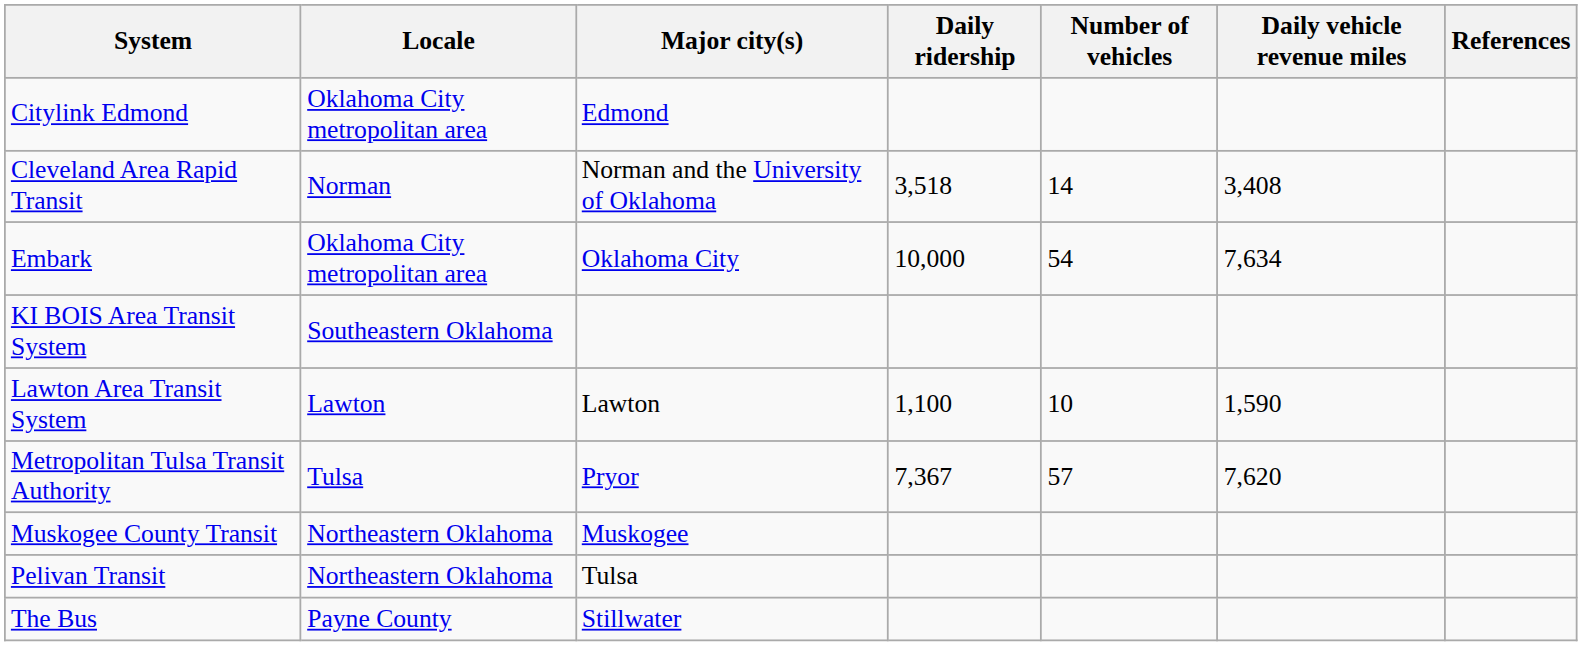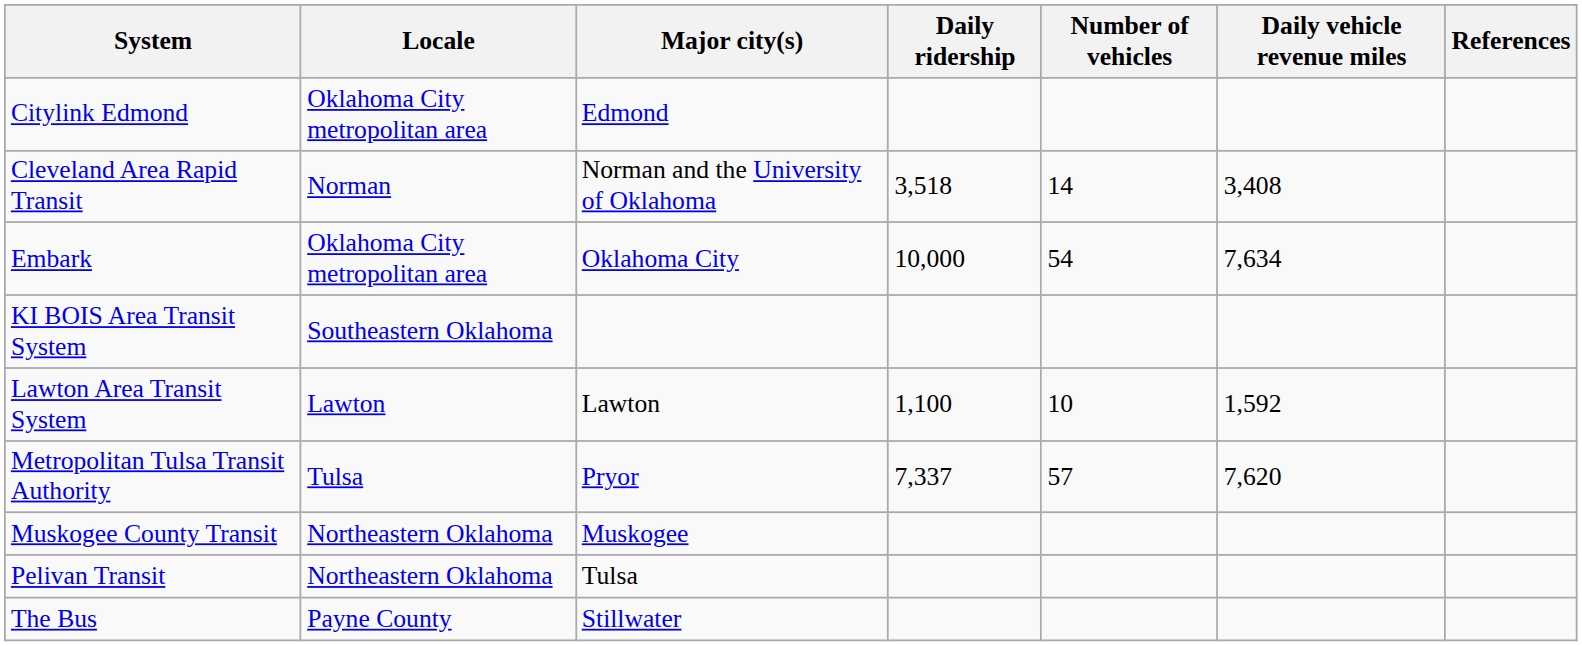(1253, 403) 1,590 -> (1253, 403) 1,592
(923, 476) 7,367 -> (923, 476) 7,337
